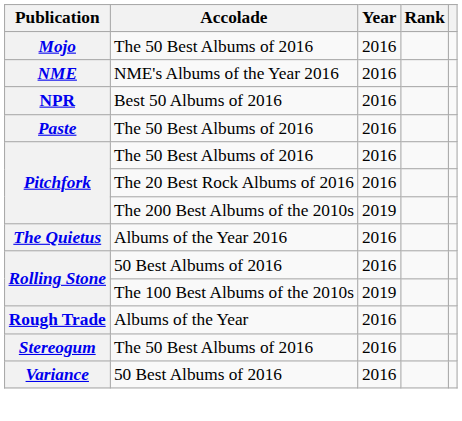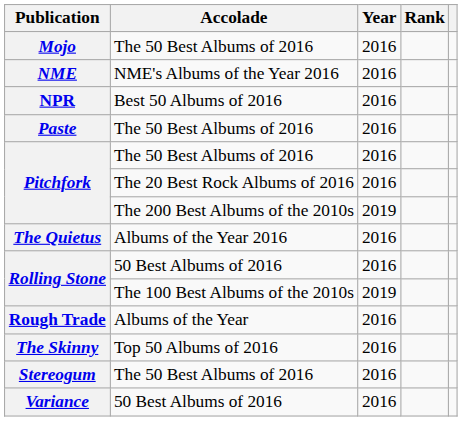+ row: (57, 347)
